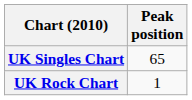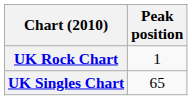rows swapped: (66, 58) <-> (66, 82)
